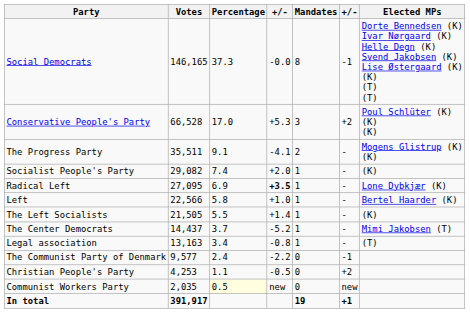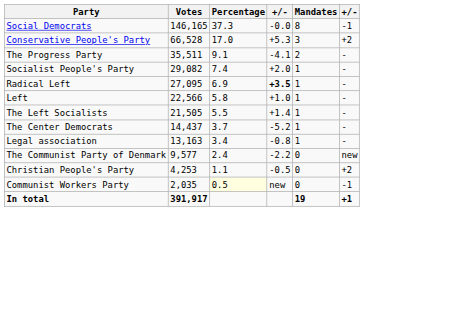- column: (412, 12)
(347, 258) -1 -> (350, 156) new
(350, 286) new -> (347, 184) -1
